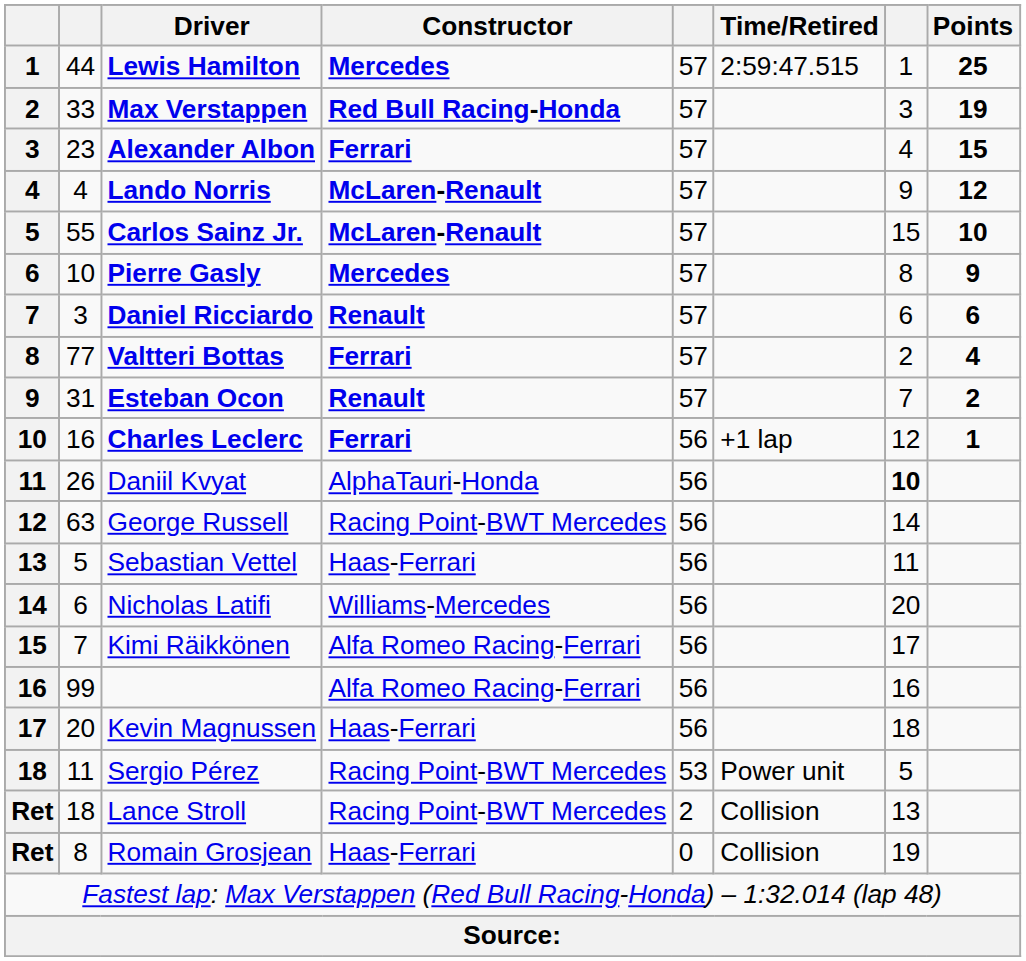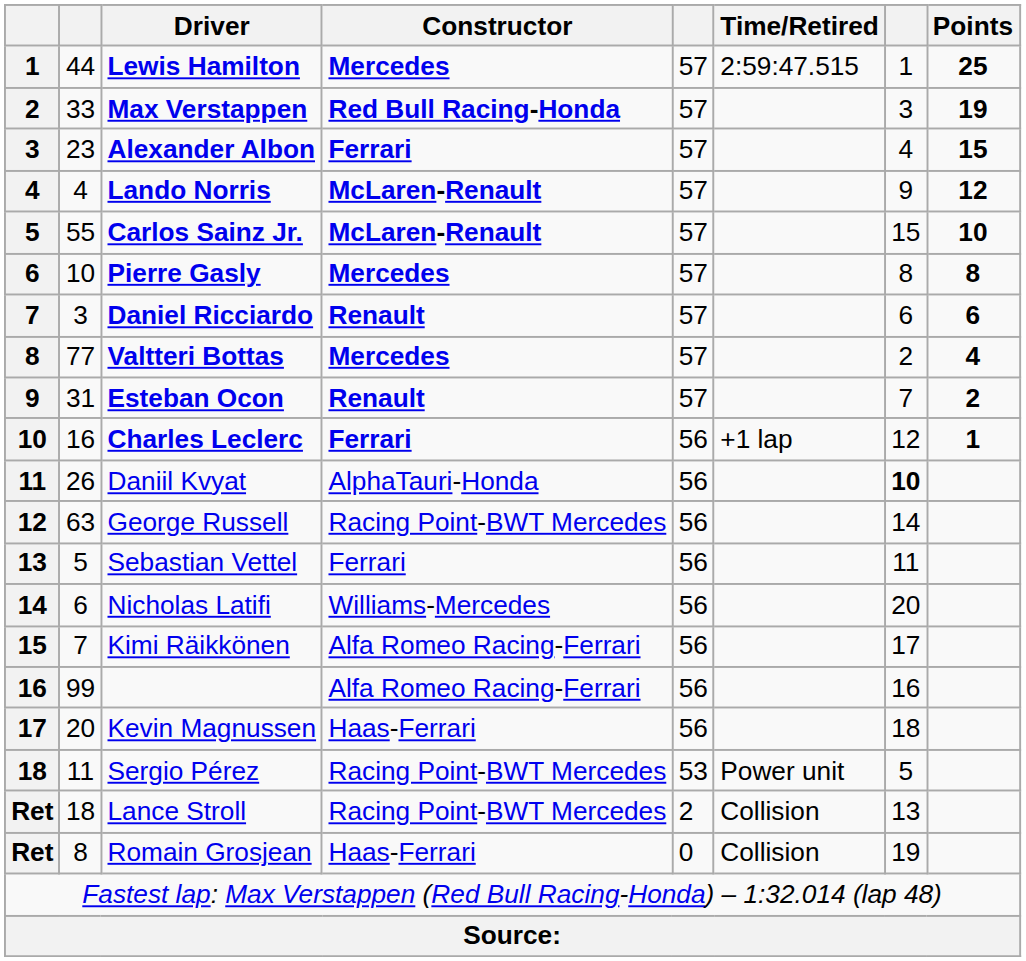(973, 273) 9 -> (973, 273) 8
(370, 356) Ferrari -> (389, 356) Mercedes
(402, 563) Haas-Ferrari -> (367, 563) Ferrari
